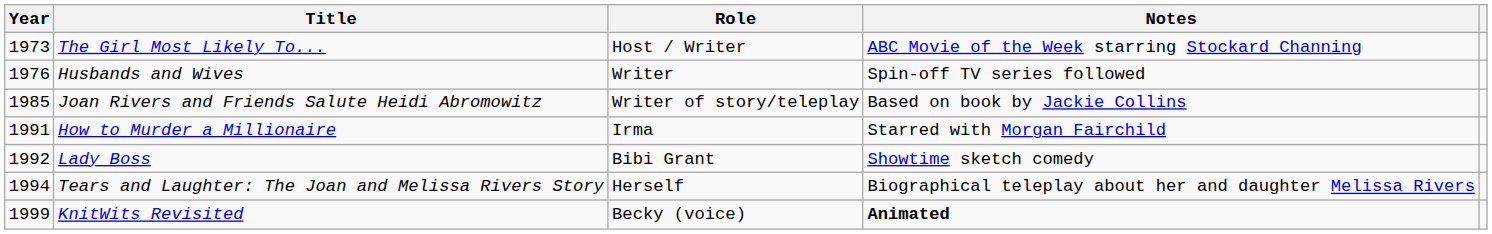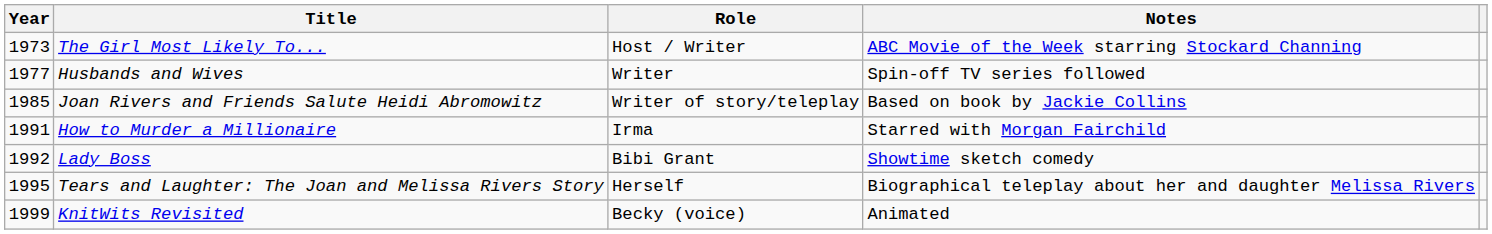(29, 75) 1976 -> (29, 75) 1977
(29, 186) 1994 -> (29, 186) 1995
(909, 214) bold -> (909, 214) normal
